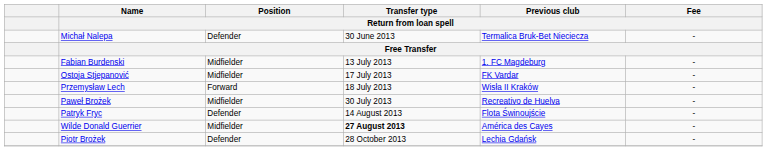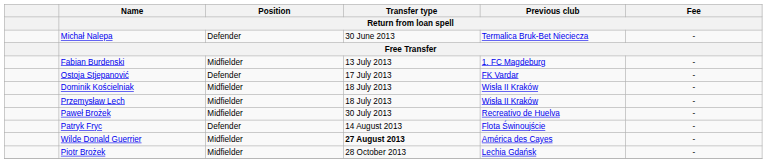(225, 75) Midfielder -> (224, 75) Defender
+ row: (97, 88)
(222, 88) Forward -> (225, 100) Midfielder
(224, 139) Defender -> (225, 152) Midfielder
